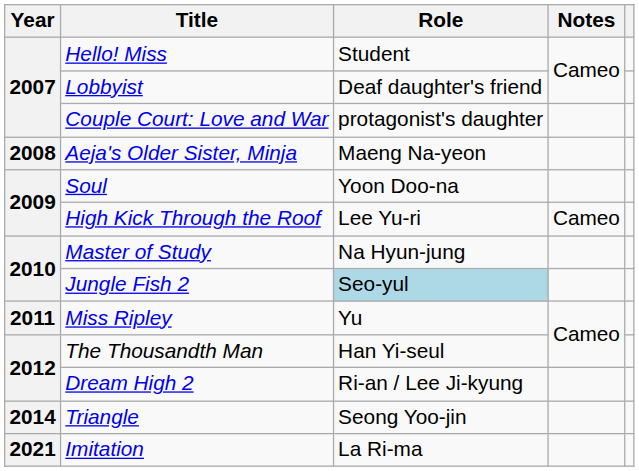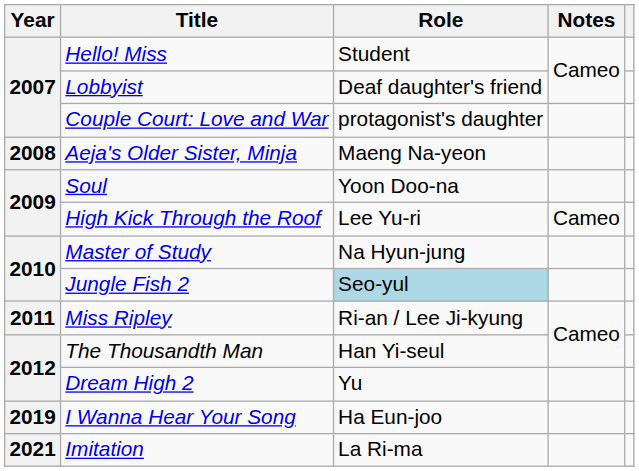(350, 317) Yu -> (431, 317) Ri-an / Lee Ji-kyung
(431, 383) Ri-an / Lee Ji-kyung -> (350, 383) Yu
- row: (102, 416)
+ row: (181, 416)
